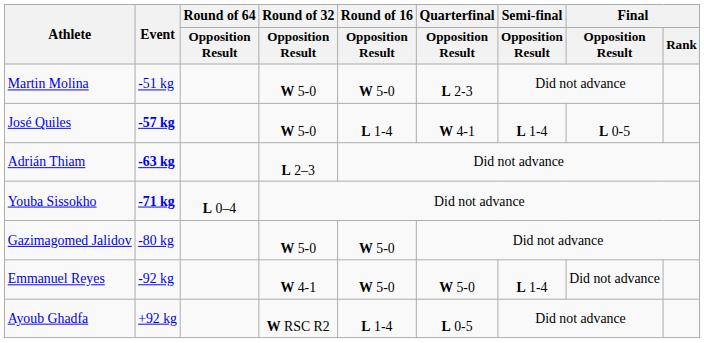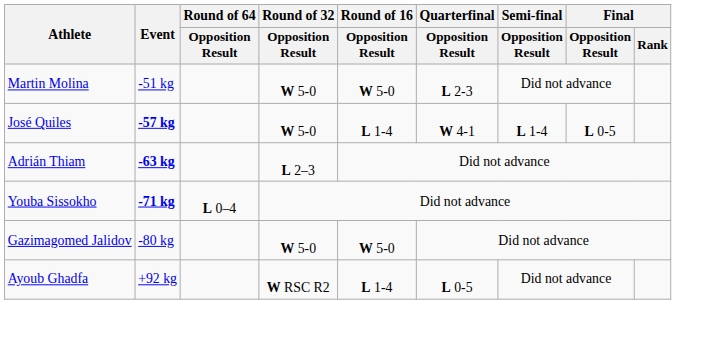- row: (56, 279)
